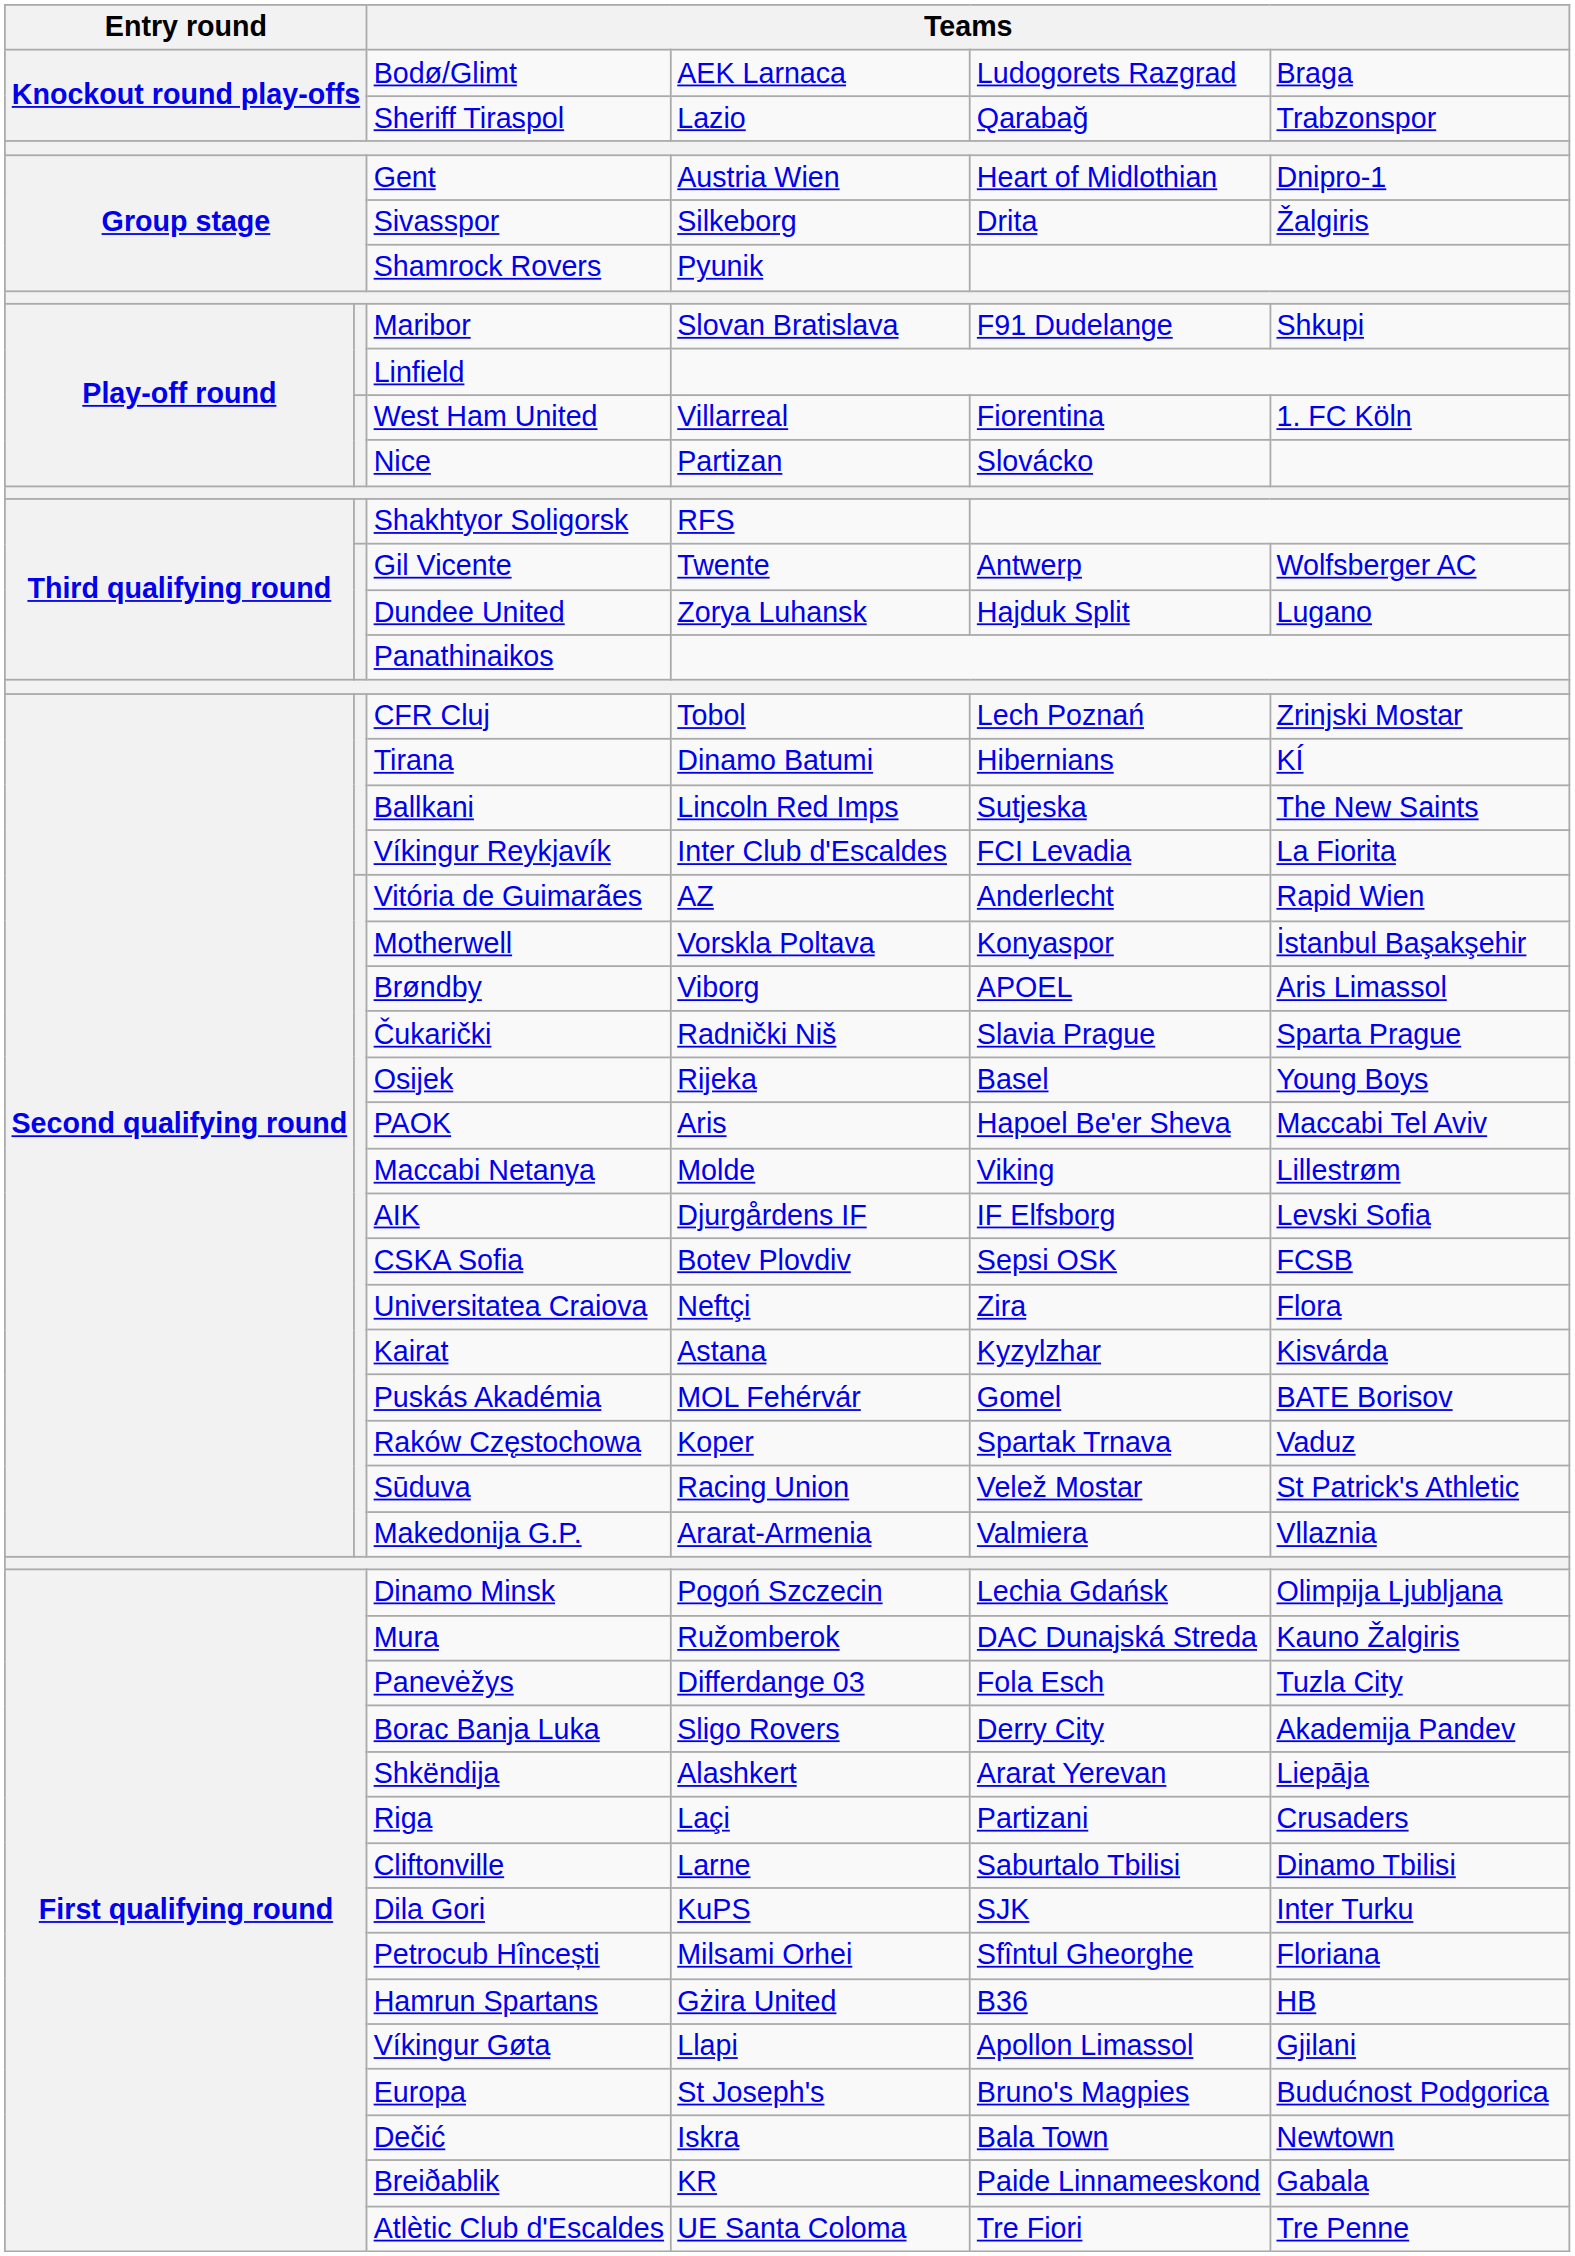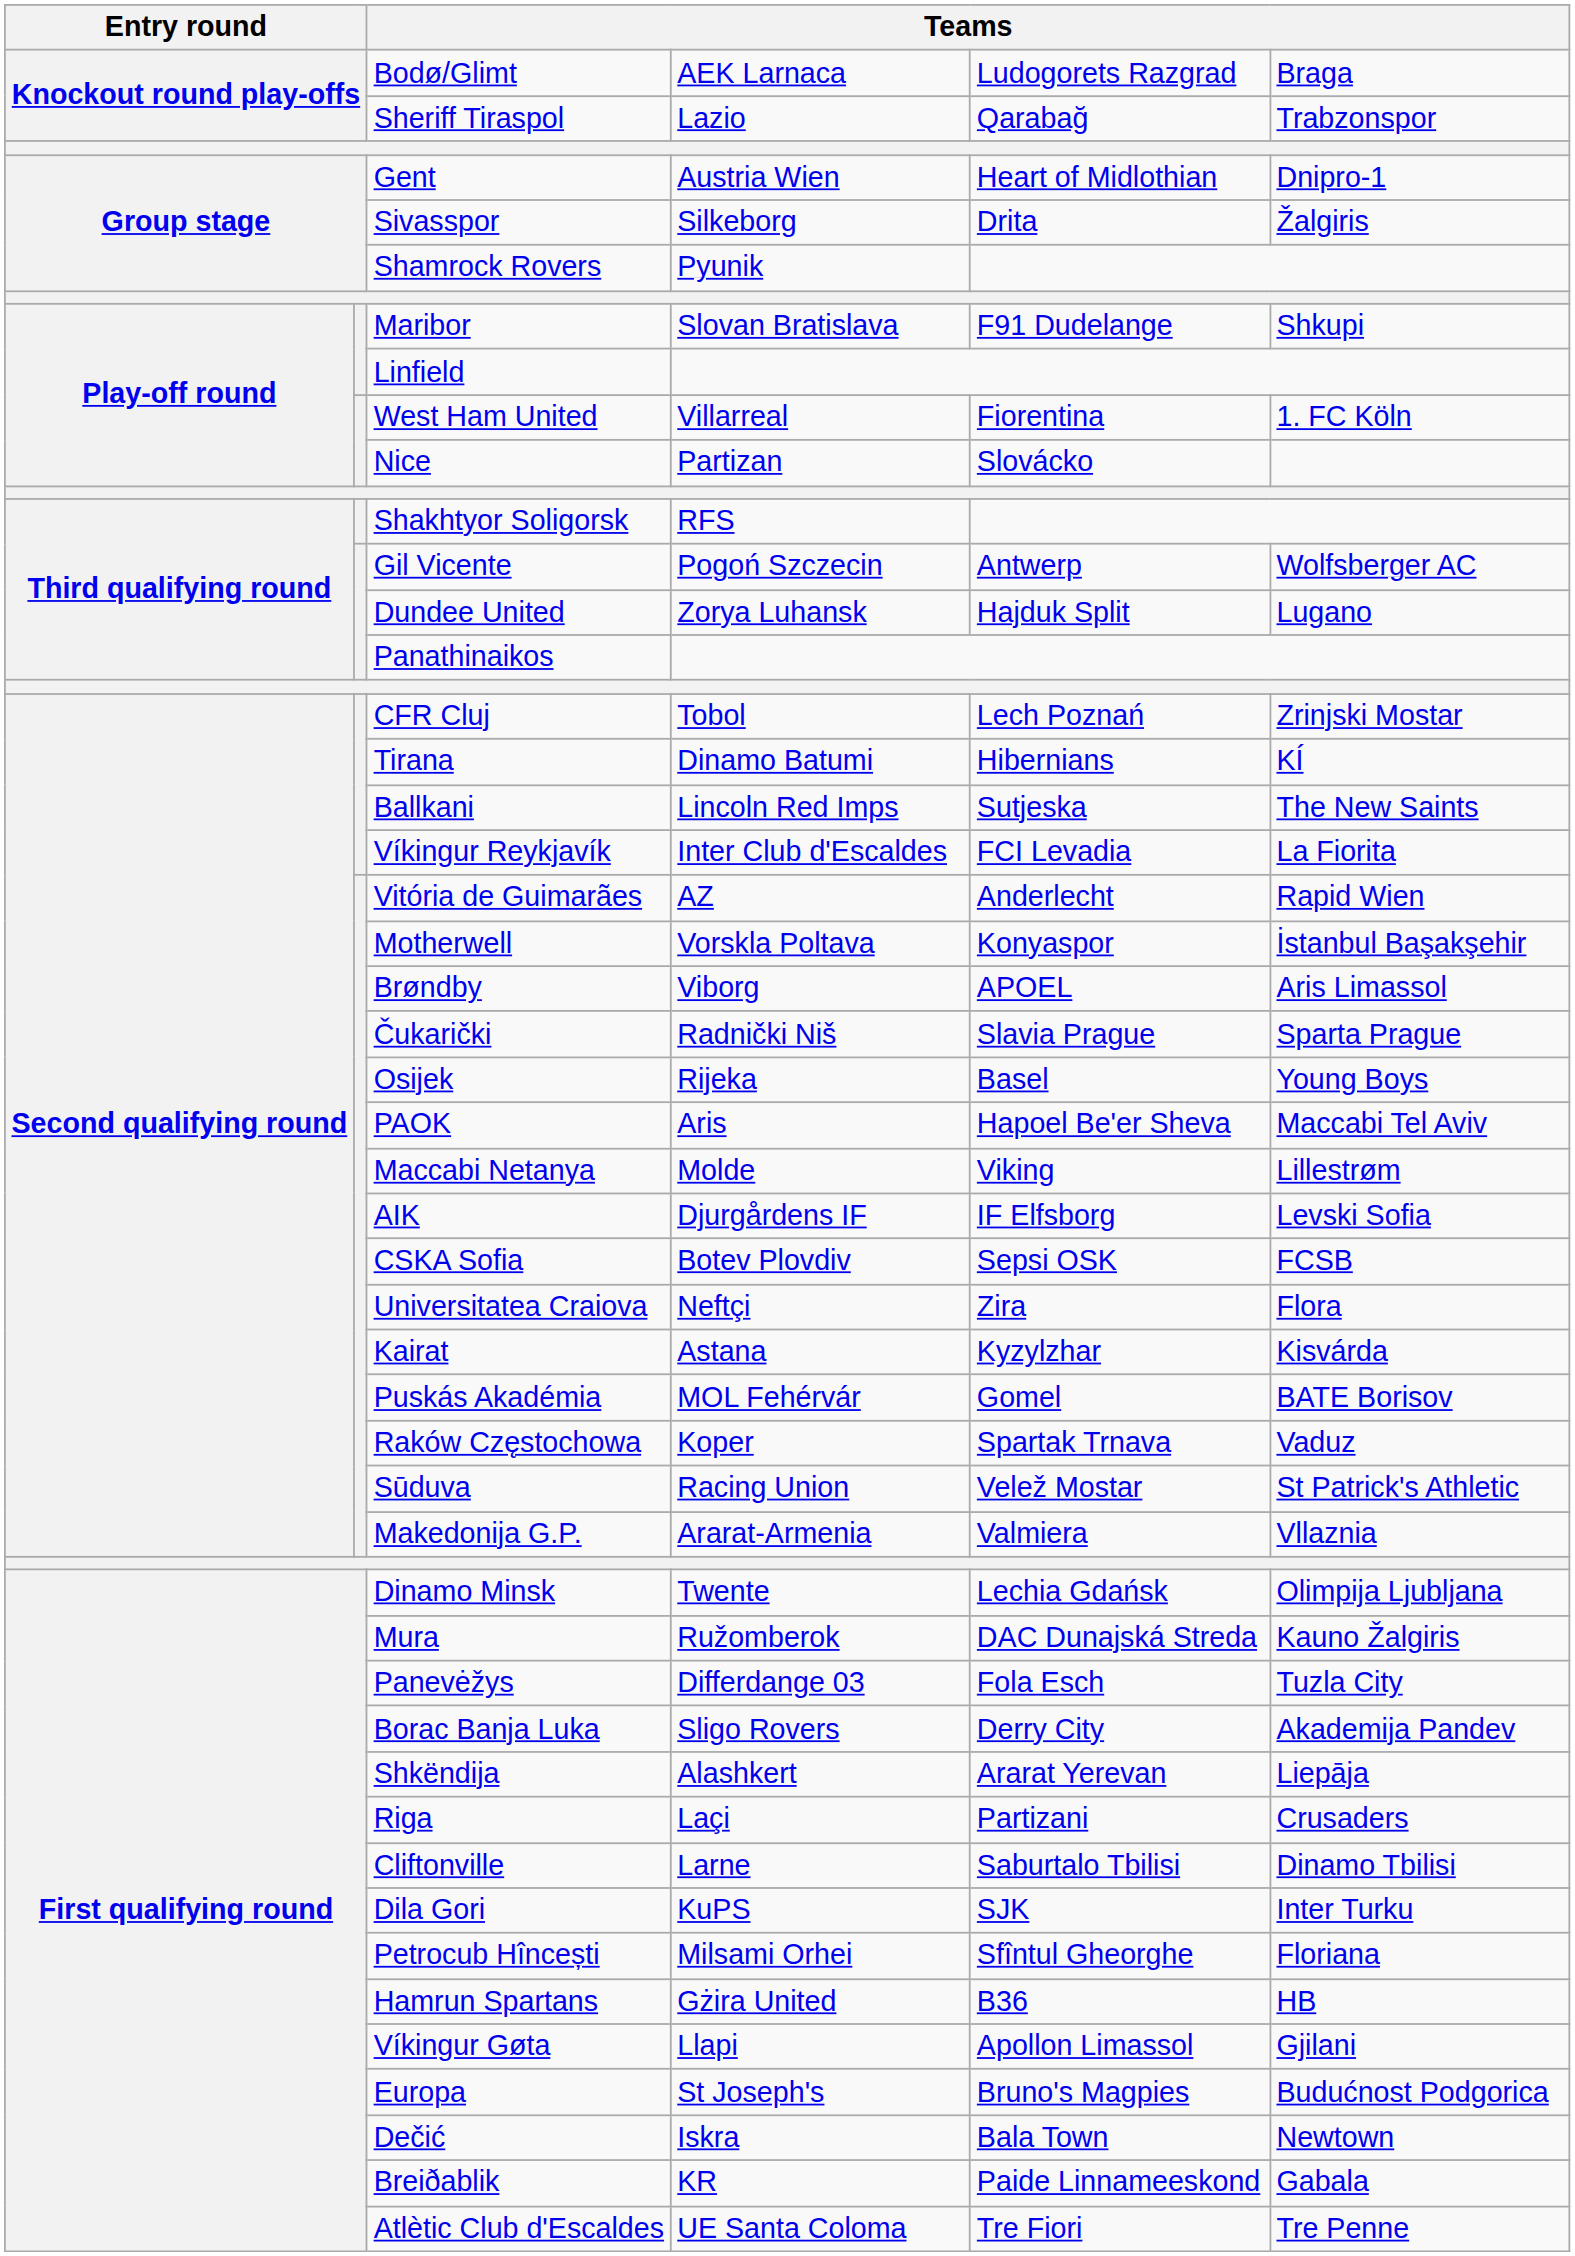(723, 566) Twente -> (780, 566) Pogoń Szczecin
(780, 1592) Pogoń Szczecin -> (723, 1592) Twente
